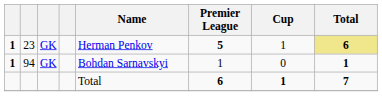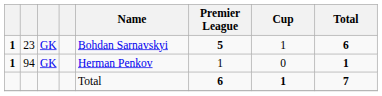(115, 44) Herman Penkov -> (123, 44) Bohdan Sarnavskyi
(346, 44) khaki background -> (346, 44) no background
(123, 63) Bohdan Sarnavskyi -> (115, 63) Herman Penkov
